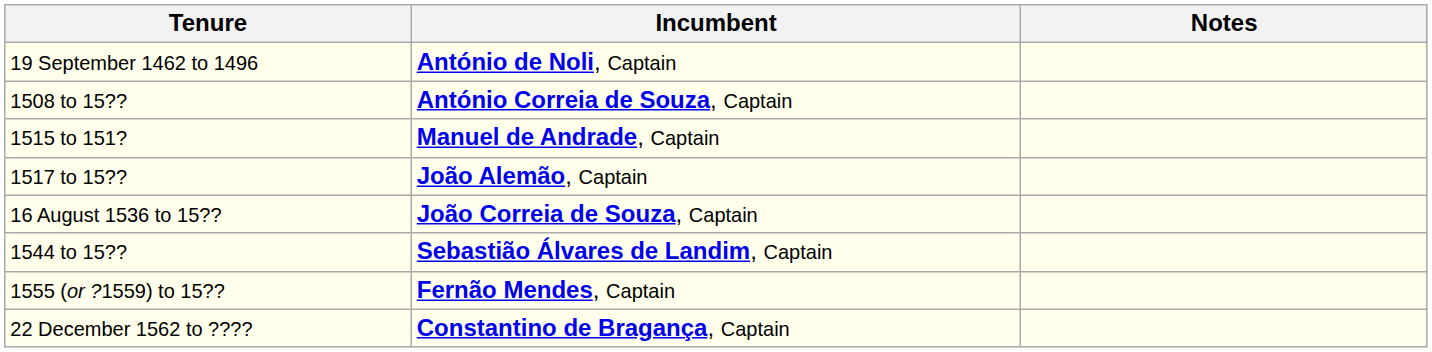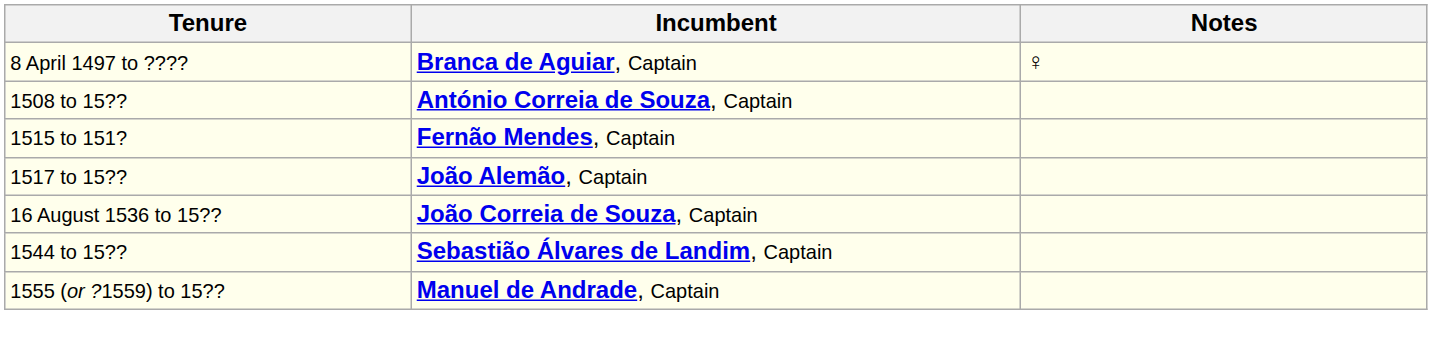- row: (134, 63)
+ row: (99, 63)
(568, 137) Manuel de Andrade, Captain -> (546, 137) Fernão Mendes, Captain
(546, 289) Fernão Mendes, Captain -> (568, 289) Manuel de Andrade, Captain
- row: (131, 329)
